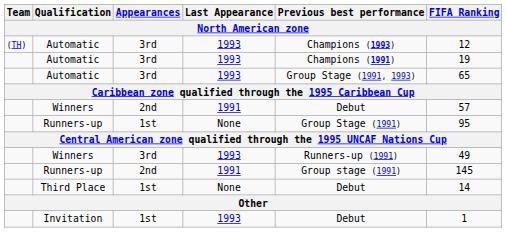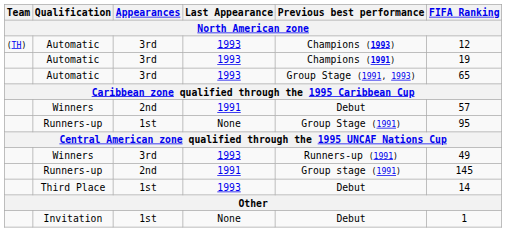(229, 187) None -> (229, 187) 1993
(229, 219) 1993 -> (229, 219) None
